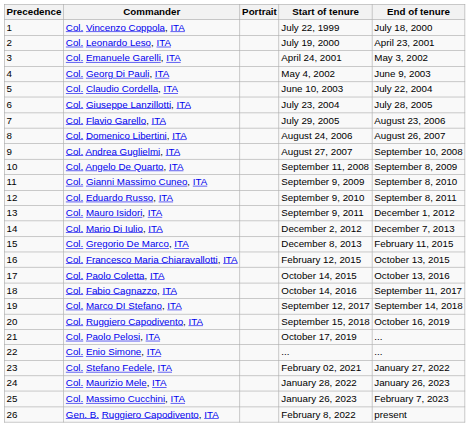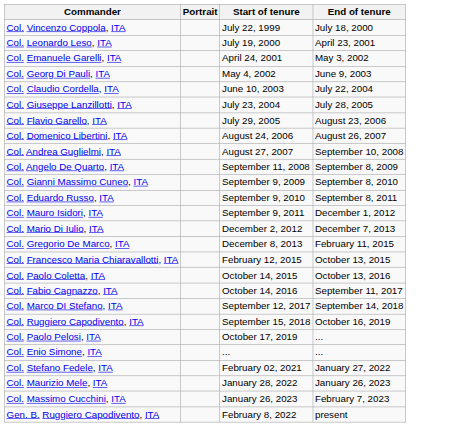- column: (34, 12)
